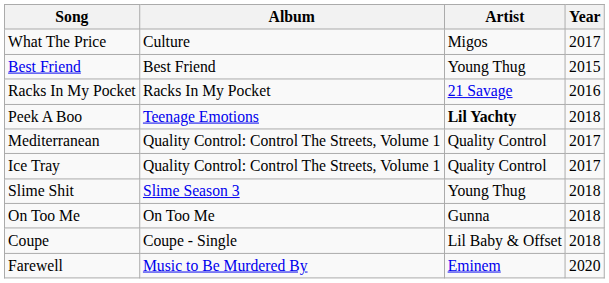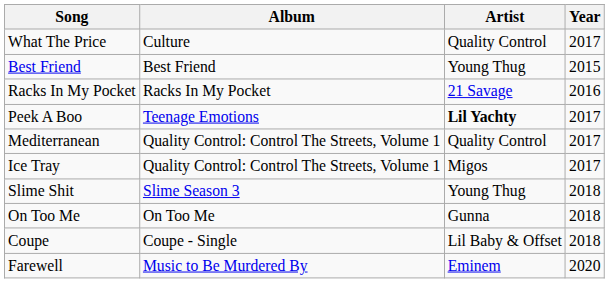(468, 41) Migos -> (497, 41) Quality Control
(585, 116) 2018 -> (585, 116) 2017
(497, 166) Quality Control -> (468, 166) Migos
